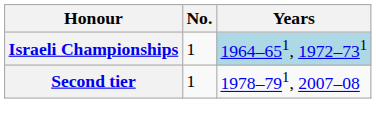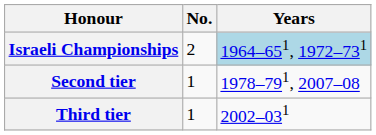(191, 48) 1 -> (191, 48) 2
+ row: (93, 114)
